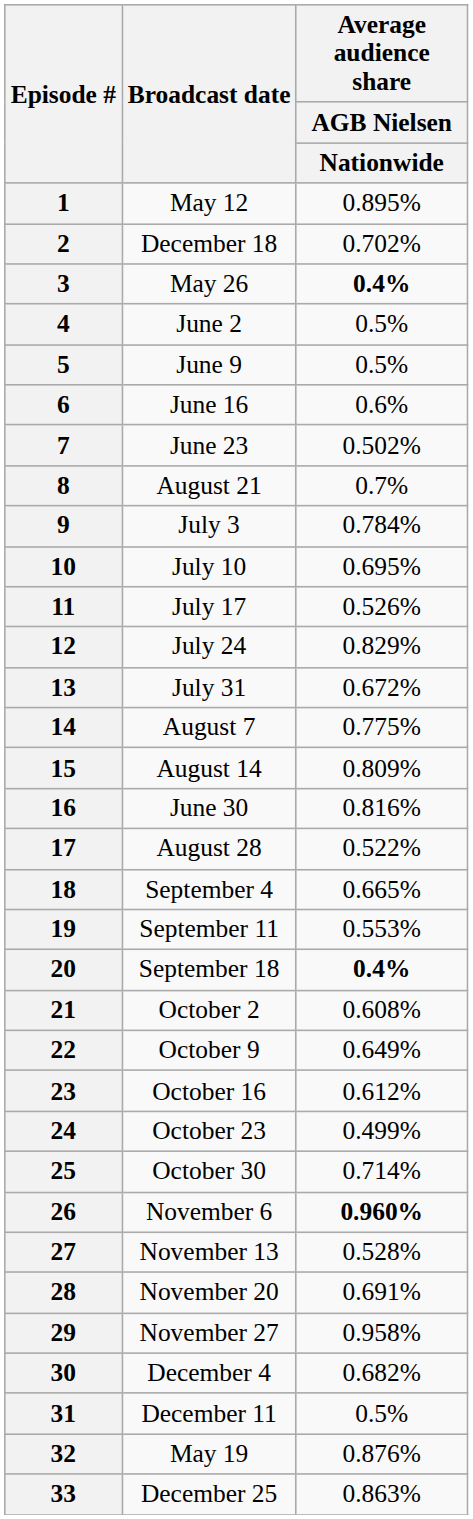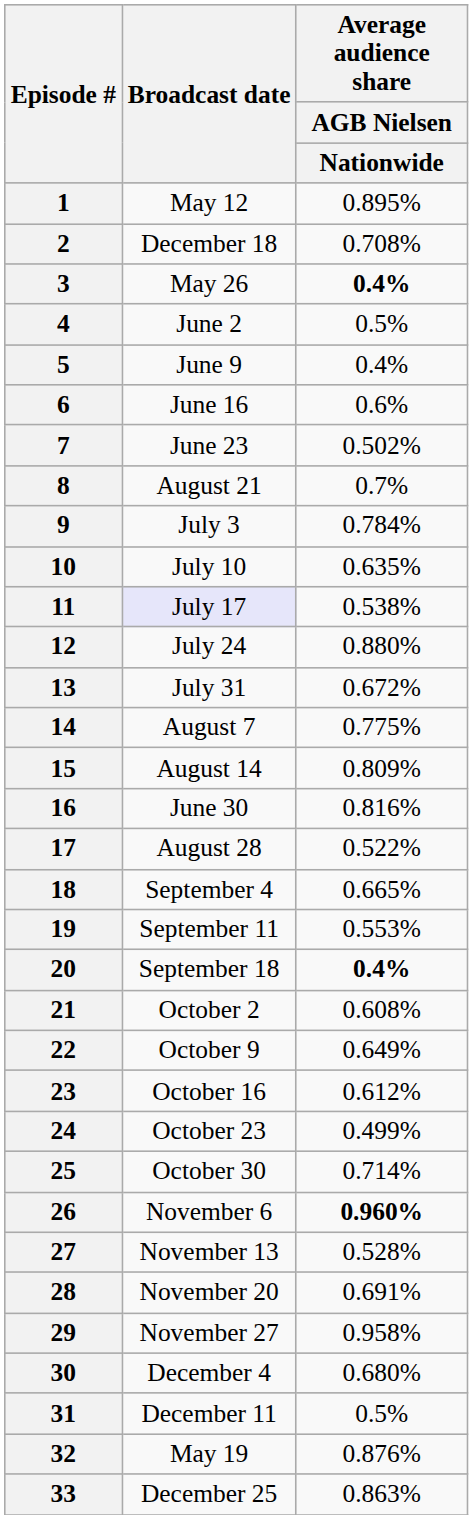(382, 243) 0.702% -> (382, 243) 0.708%
(382, 364) 0.5% -> (382, 364) 0.4%
(382, 566) 0.695% -> (382, 566) 0.635%
(209, 606) no background -> (209, 606) lavender background
(382, 606) 0.526% -> (382, 606) 0.538%
(382, 646) 0.829% -> (382, 646) 0.880%
(382, 1372) 0.682% -> (382, 1372) 0.680%
